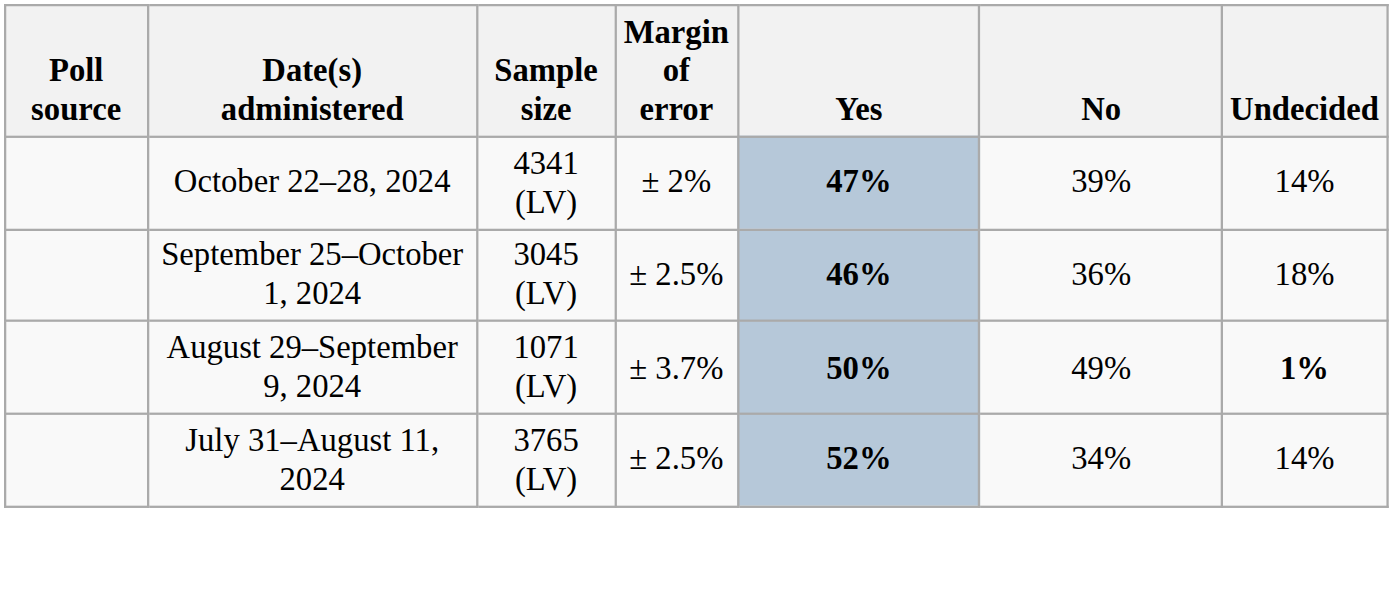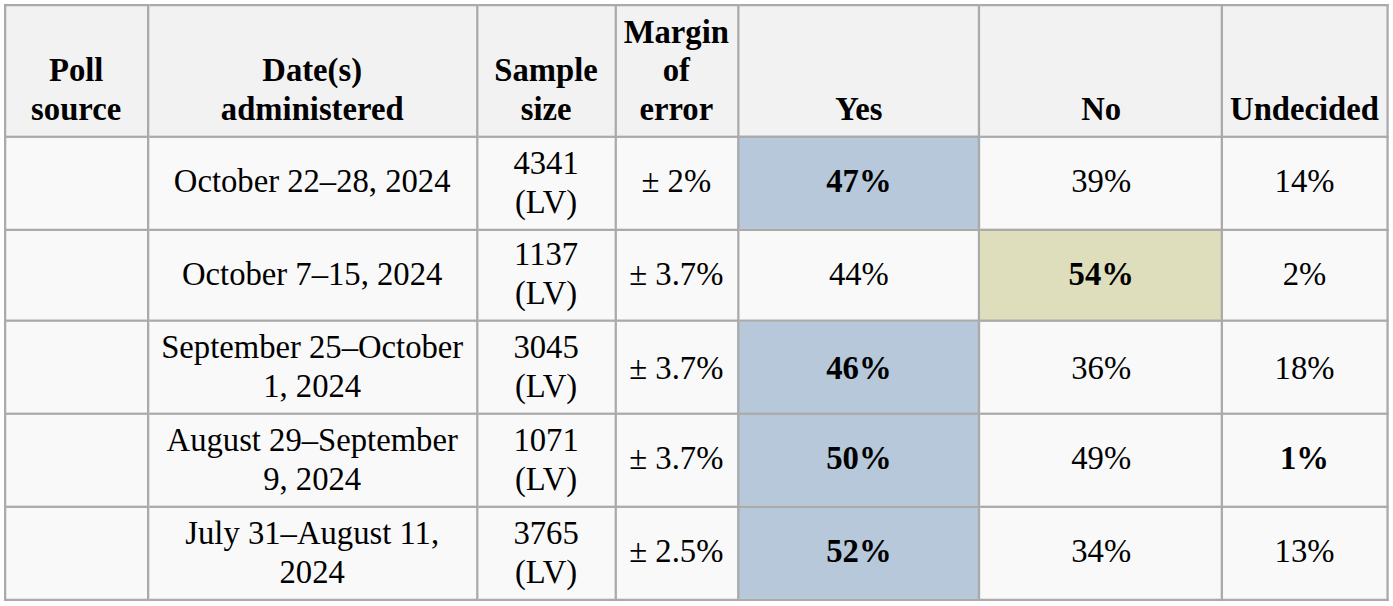+ row: (312, 274)
(676, 274) ± 2.5% -> (676, 367) ± 3.7%
(1305, 459) 14% -> (1305, 552) 13%
